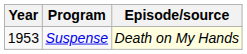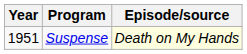(23, 37) 1953 -> (23, 37) 1951
